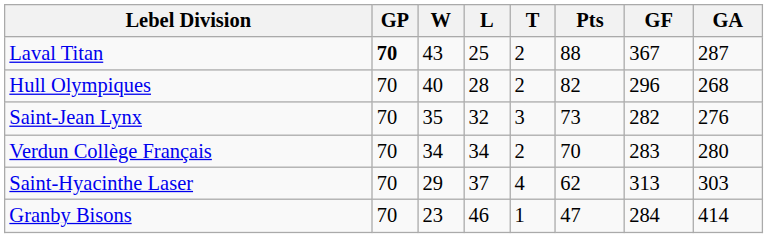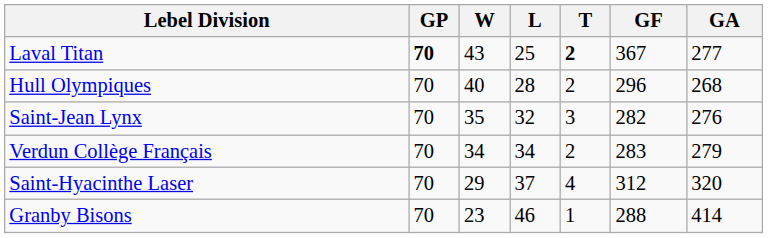- column: (590, 20)
(520, 53) normal -> (570, 53) bold
(713, 53) 287 -> (707, 53) 277
(713, 150) 280 -> (707, 150) 279
(644, 183) 313 -> (631, 183) 312
(713, 183) 303 -> (707, 183) 320
(644, 215) 284 -> (631, 215) 288
